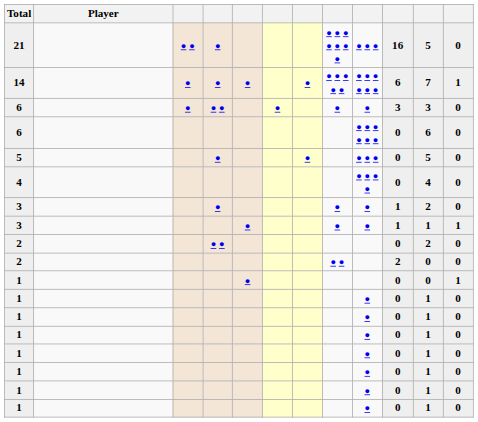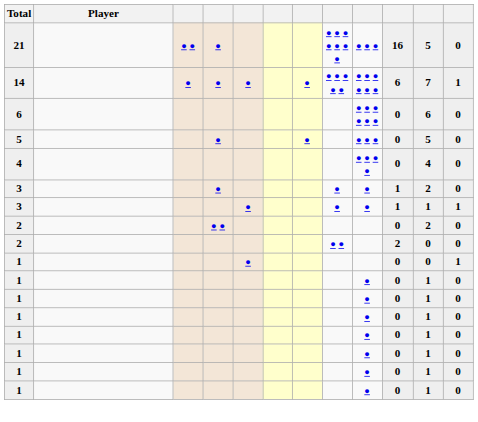- row: (19, 108)
